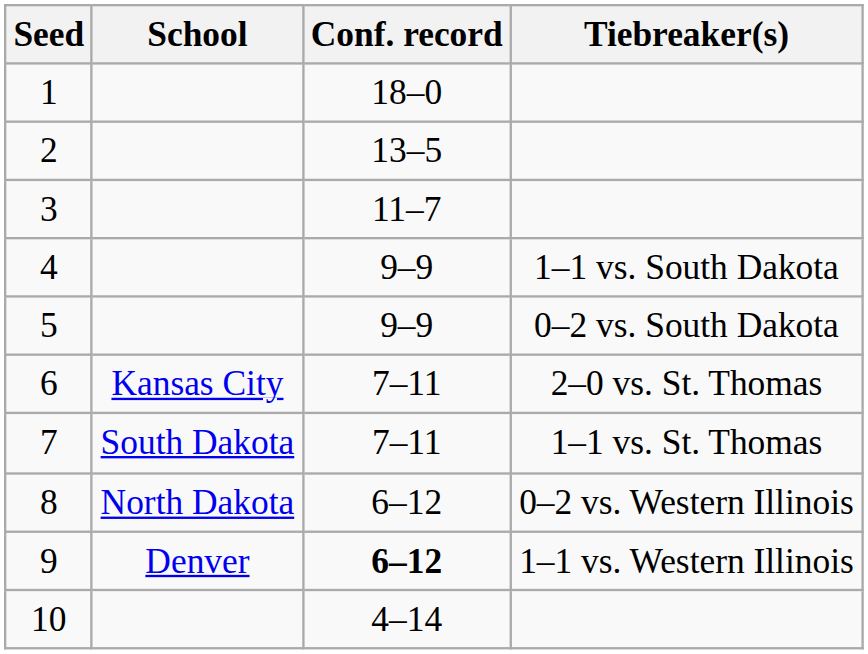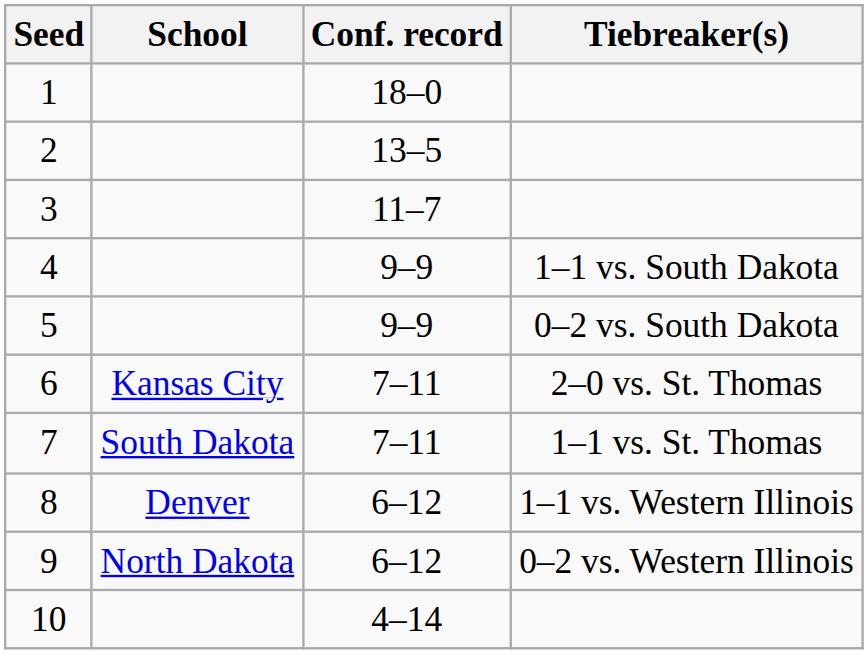(197, 501) North Dakota -> (197, 501) Denver
(686, 501) 0–2 vs. Western Illinois -> (686, 501) 1–1 vs. Western Illinois
(197, 559) Denver -> (197, 559) North Dakota
(407, 559) bold -> (407, 559) normal
(686, 559) 1–1 vs. Western Illinois -> (686, 559) 0–2 vs. Western Illinois
